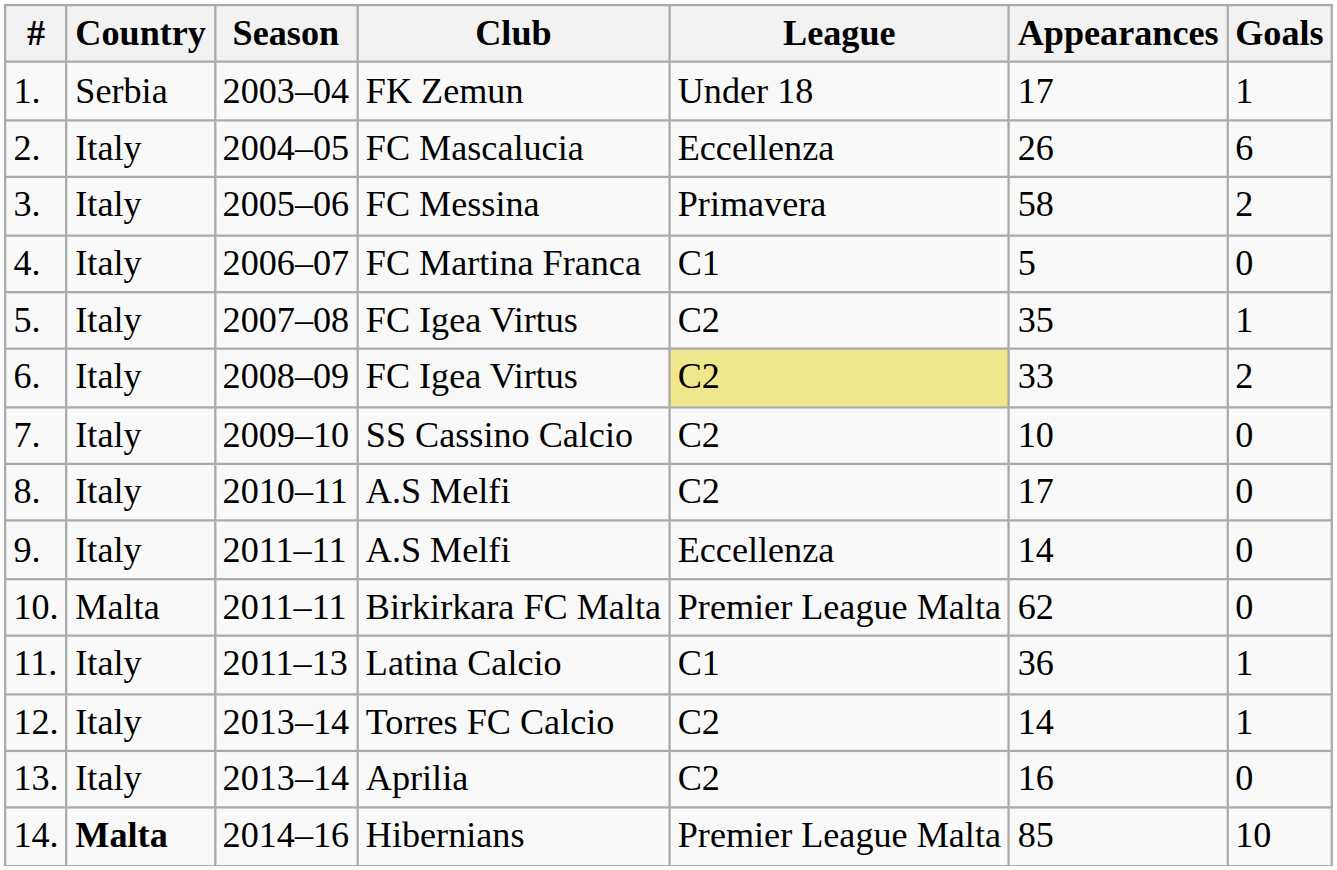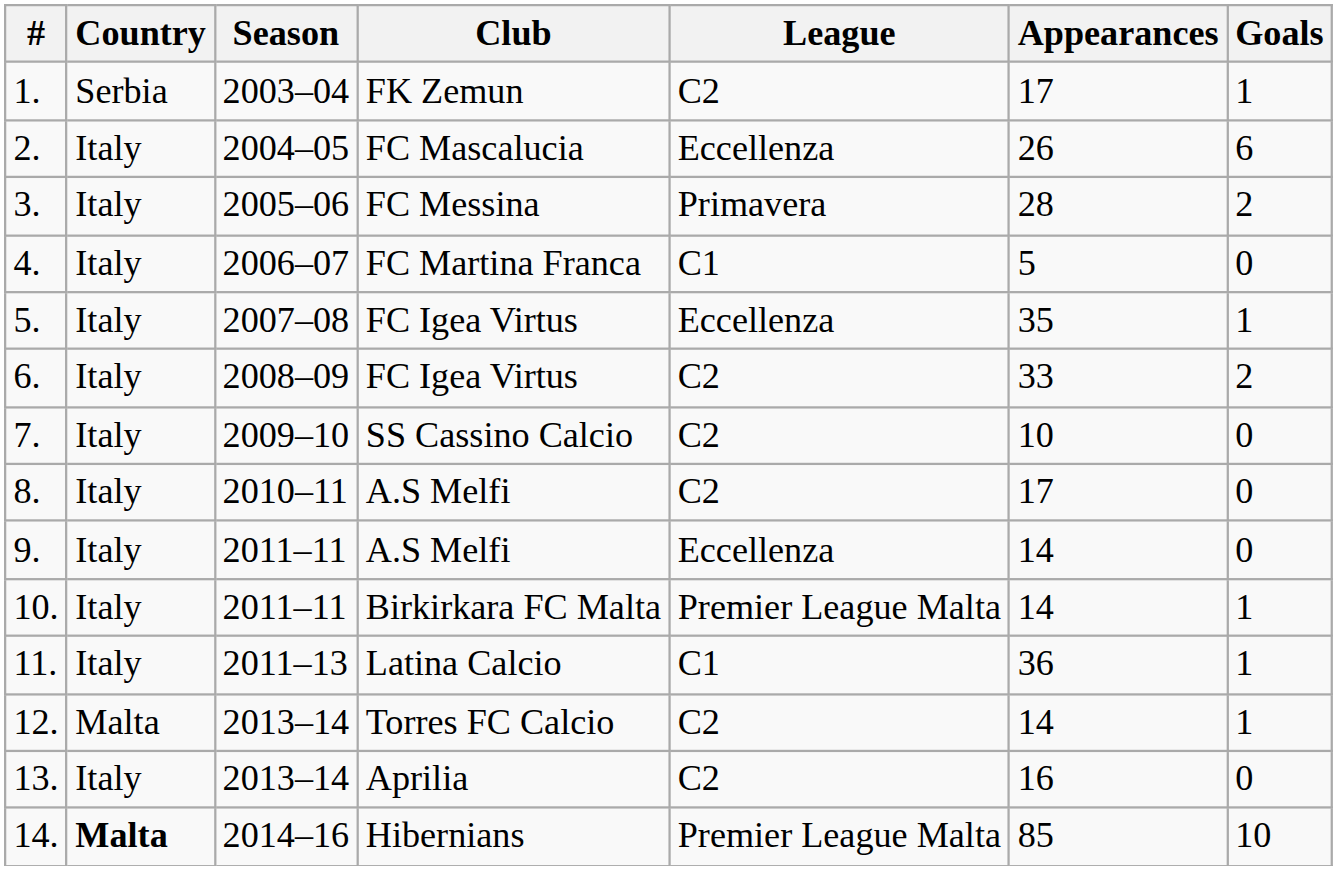(746, 90) Under 18 -> (699, 90) C2
(1036, 205) 58 -> (1036, 205) 28
(699, 319) C2 -> (756, 319) Eccellenza
(699, 377) khaki background -> (699, 377) no background
(118, 606) Malta -> (108, 606) Italy
(1036, 606) 62 -> (1036, 606) 14
(1244, 606) 0 -> (1244, 606) 1
(108, 721) Italy -> (118, 721) Malta
